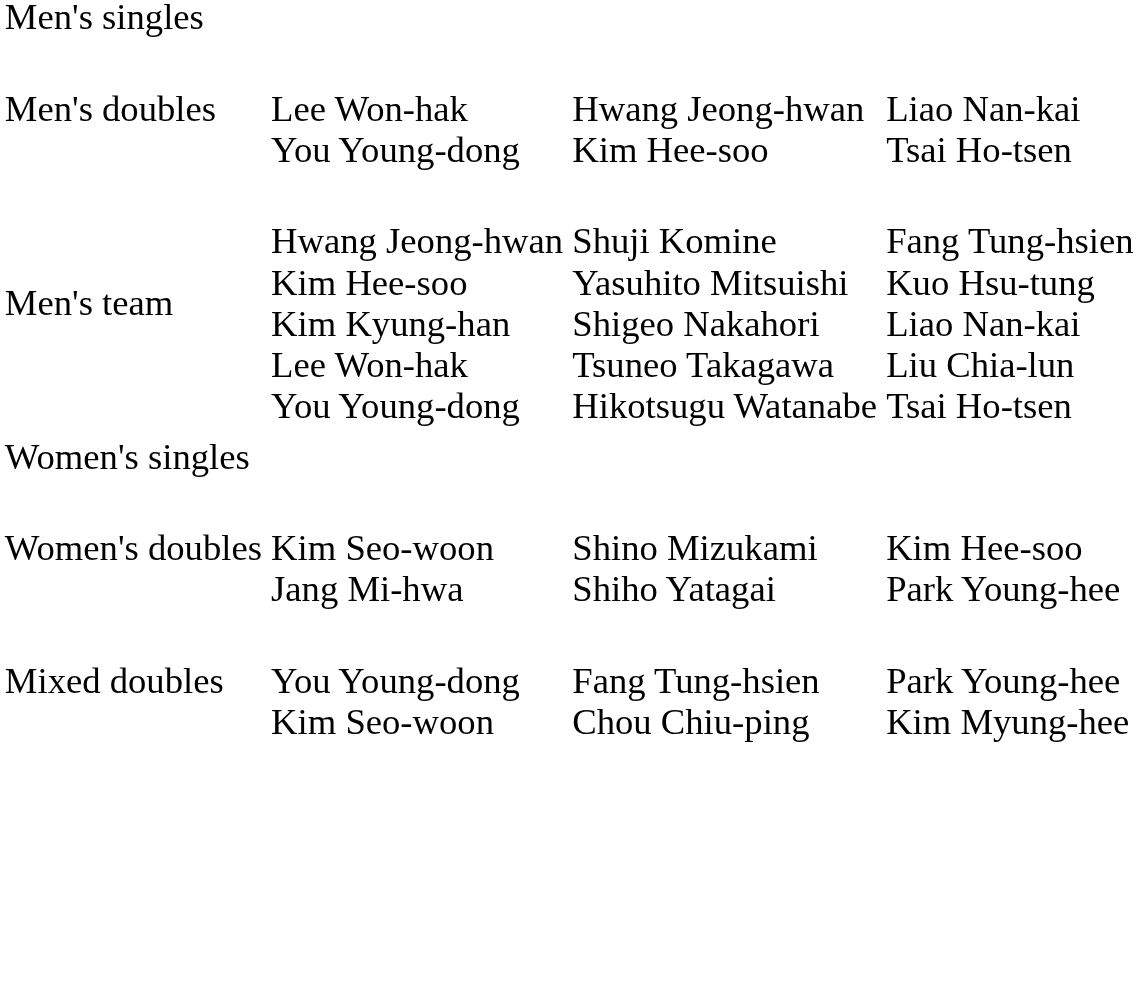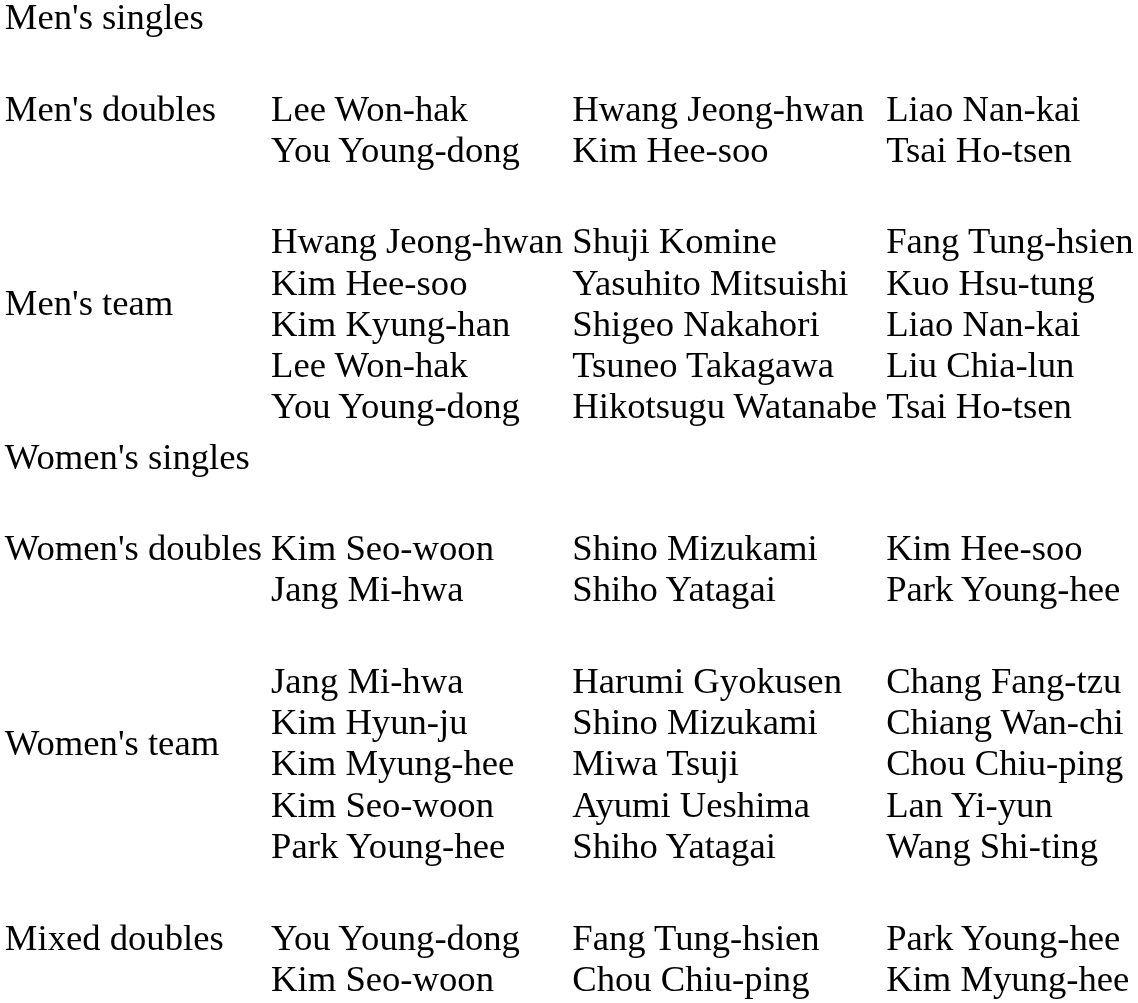+ row: (112, 742)
